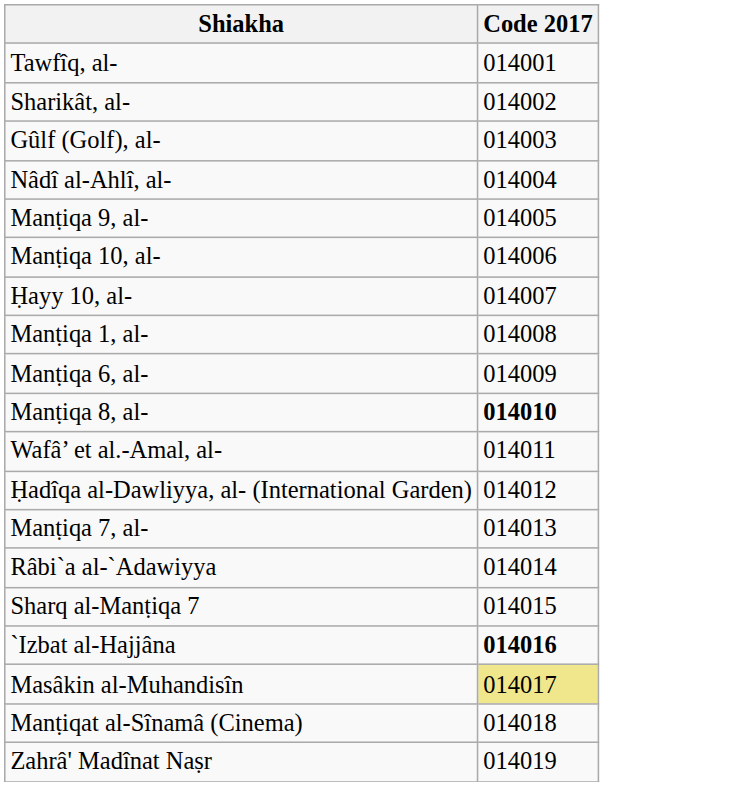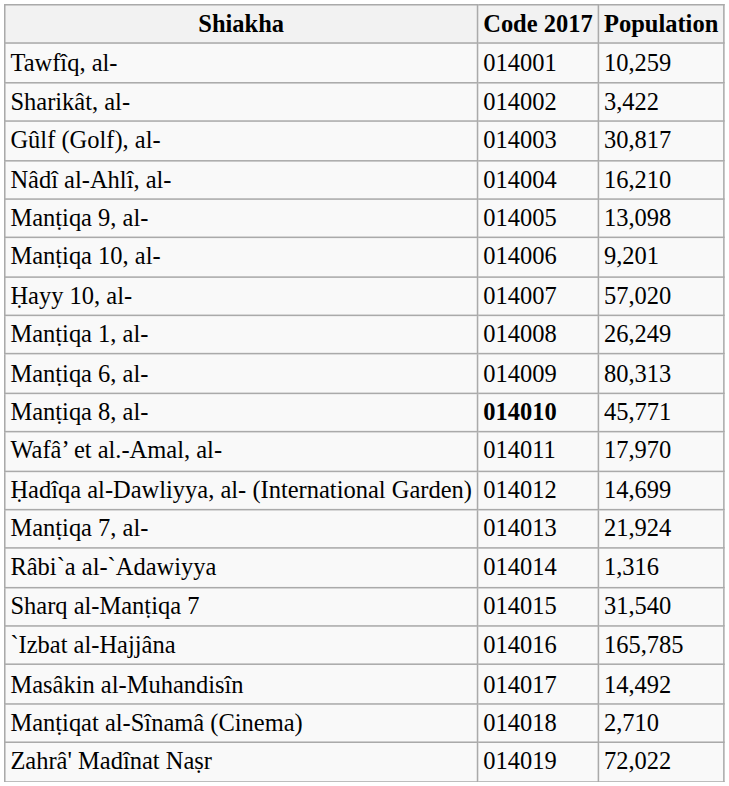+ column: (661, 23)
(520, 645) bold -> (520, 645) normal
(520, 683) khaki background -> (520, 683) no background
